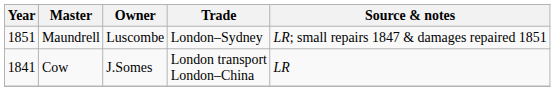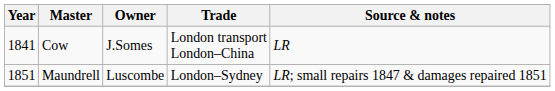rows swapped: (55, 67) <-> (71, 37)
